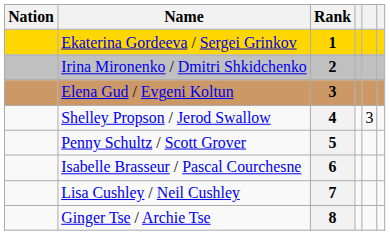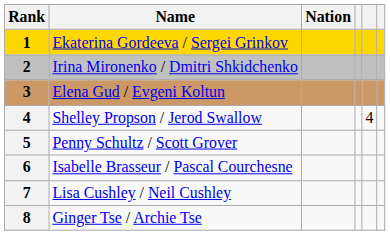columns swapped: (333, 17) <-> (31, 17)
(370, 117) 3 -> (370, 117) 4
